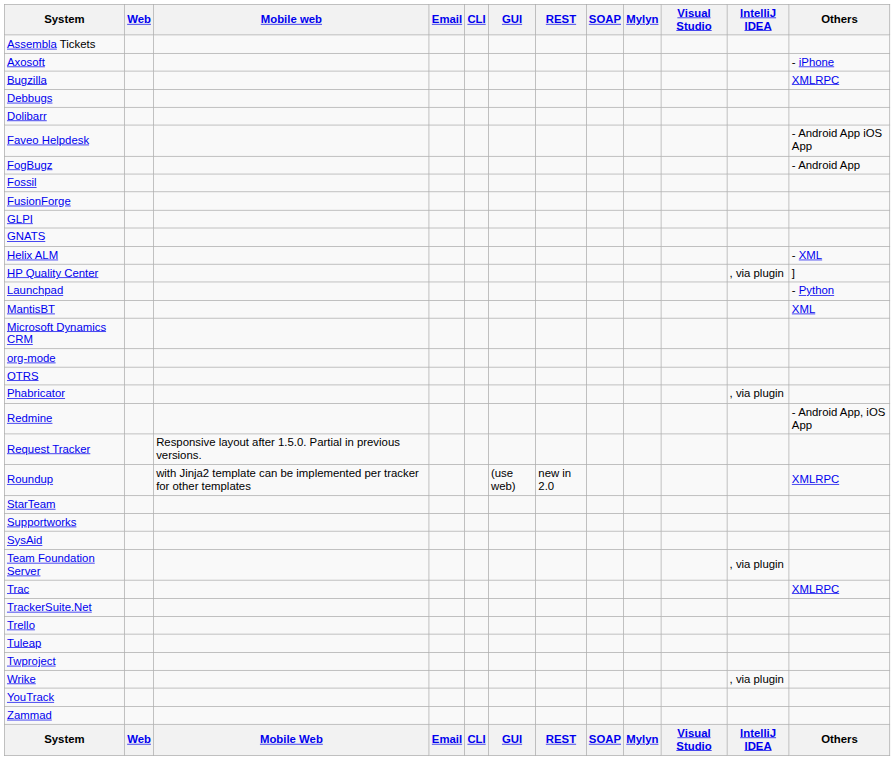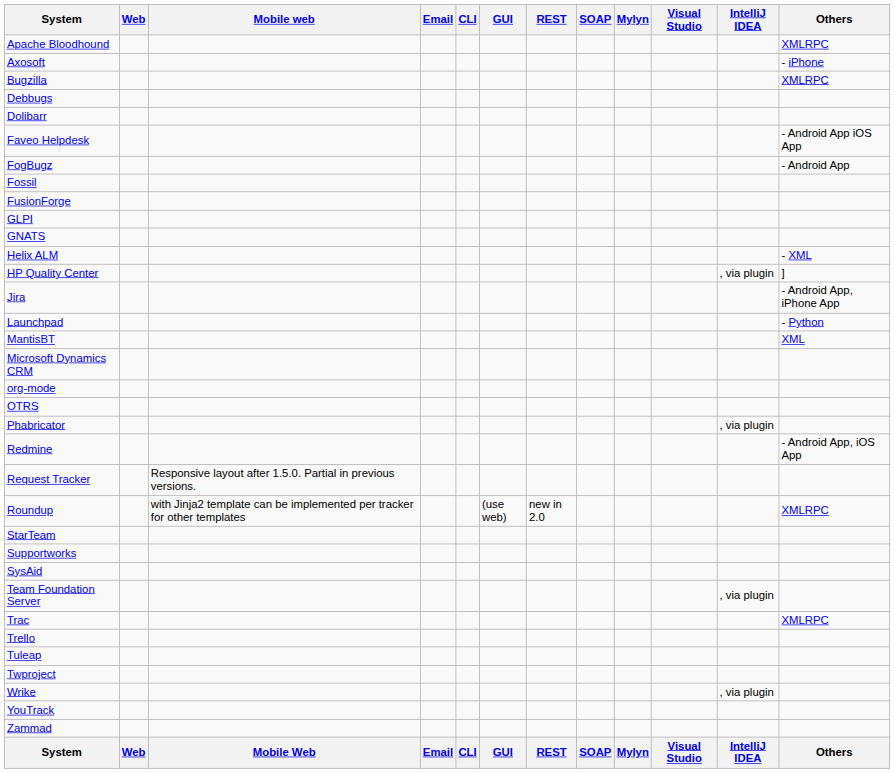+ row: (58, 44)
- row: (51, 44)
+ row: (16, 297)
- row: (49, 607)
